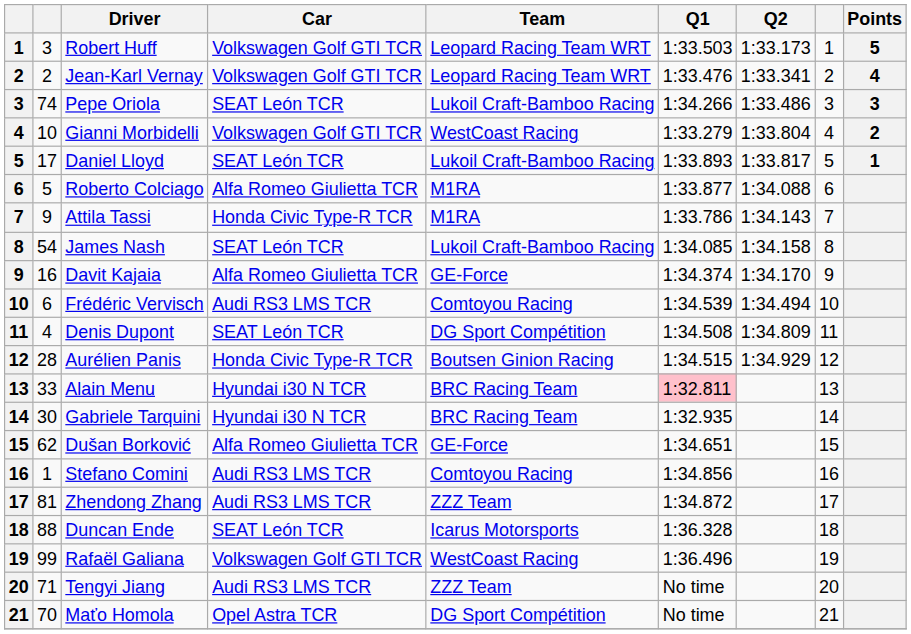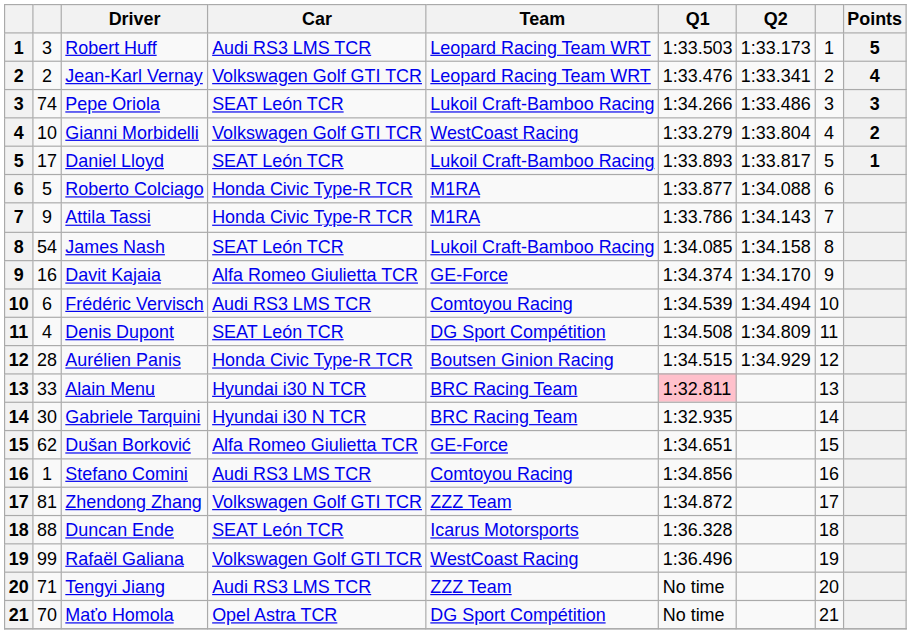(317, 47) Volkswagen Golf GTI TCR -> (292, 47) Audi RS3 LMS TCR
(315, 189) Alfa Romeo Giulietta TCR -> (312, 189) Honda Civic Type-R TCR
(292, 502) Audi RS3 LMS TCR -> (317, 502) Volkswagen Golf GTI TCR
